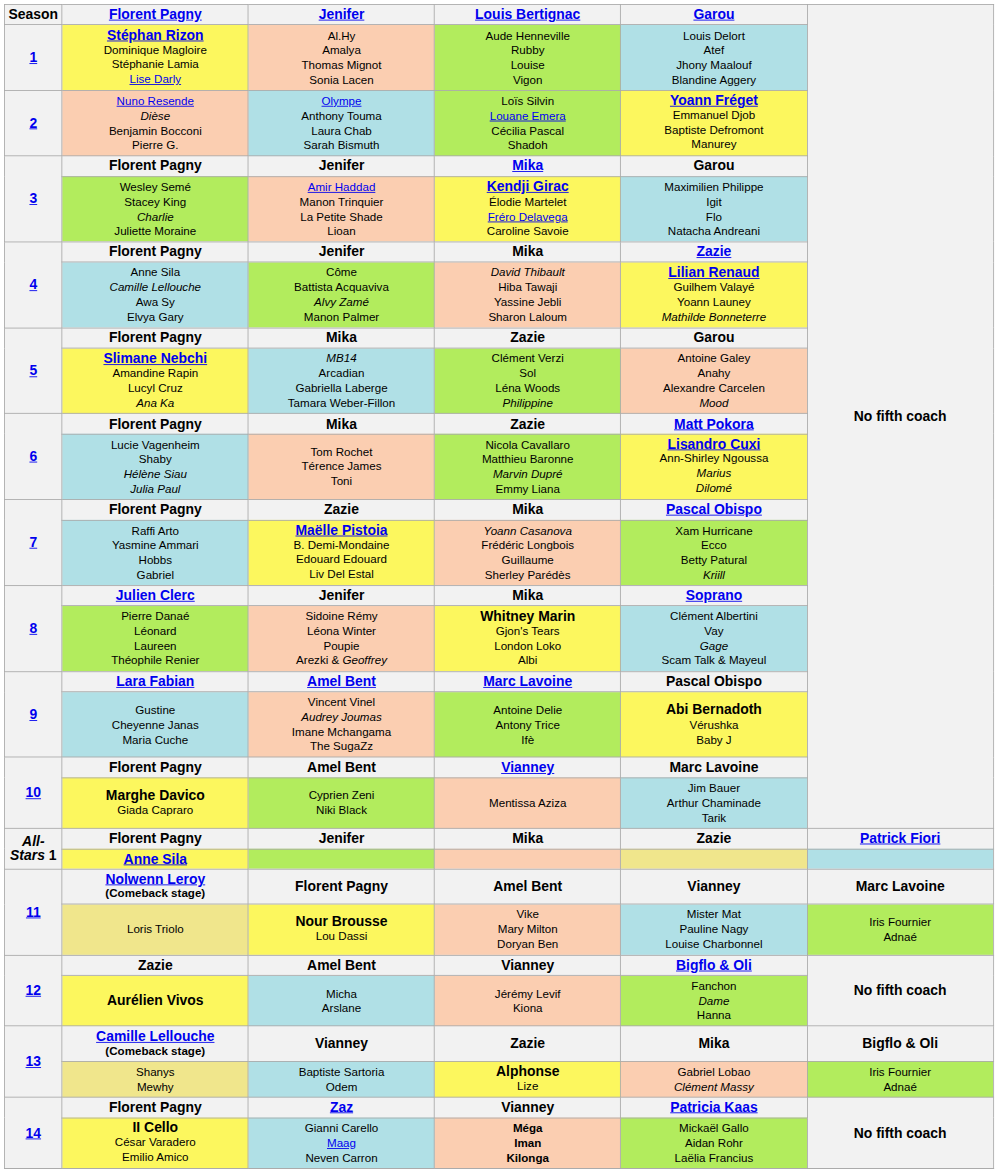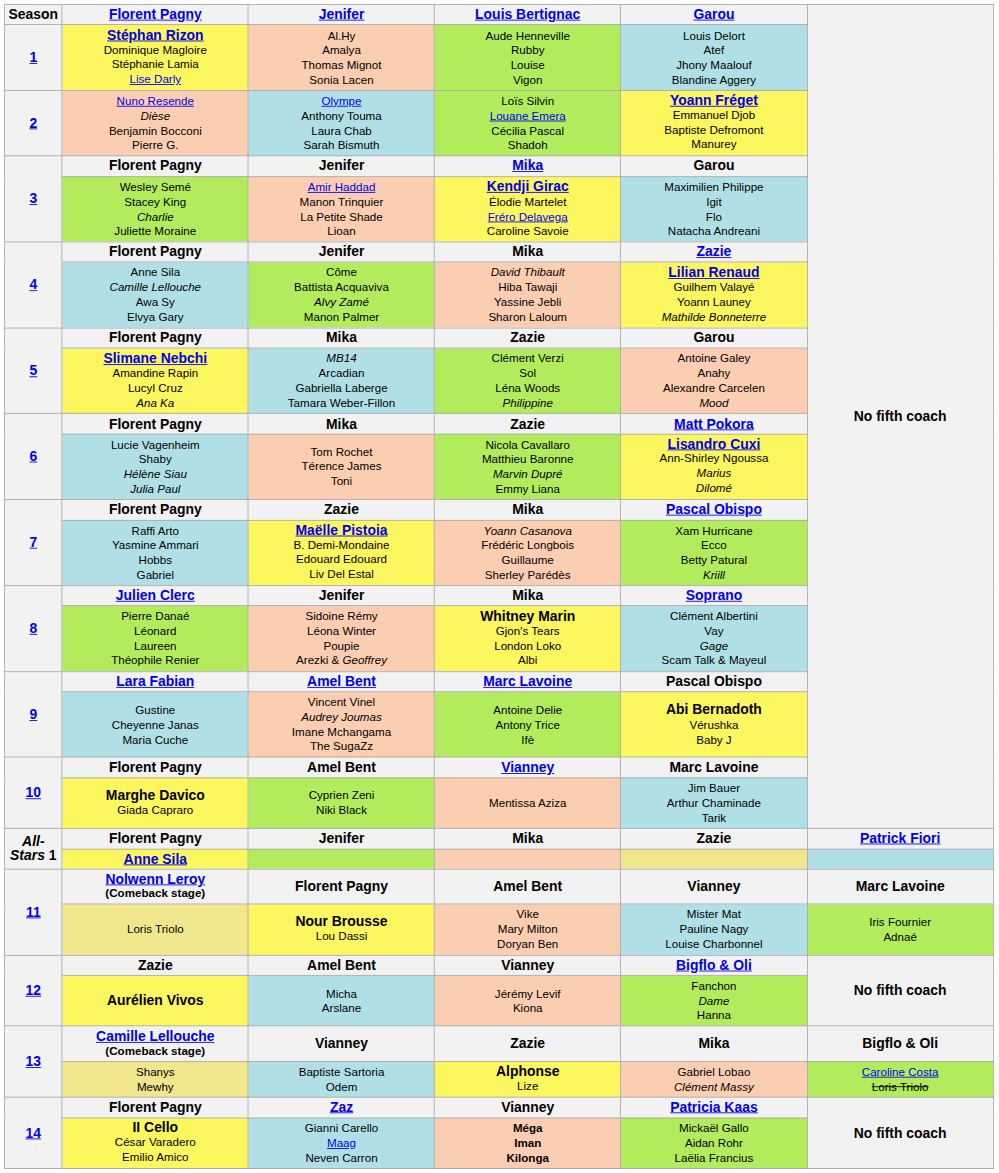(900, 1079) Iris Fournier Adnaé -> (900, 1079) Caroline Costa Loris Triolo
